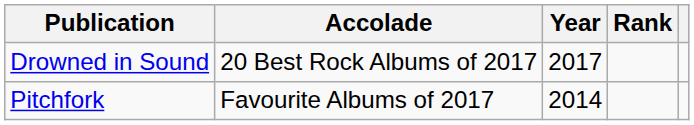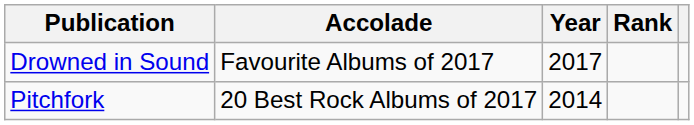(379, 61) 20 Best Rock Albums of 2017 -> (357, 61) Favourite Albums of 2017
(357, 100) Favourite Albums of 2017 -> (379, 100) 20 Best Rock Albums of 2017
